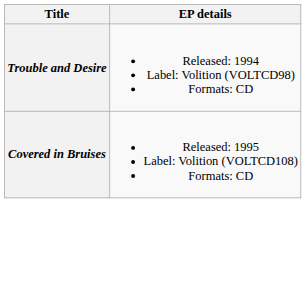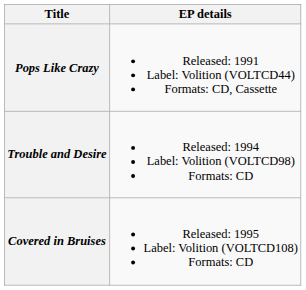+ row: (57, 67)
